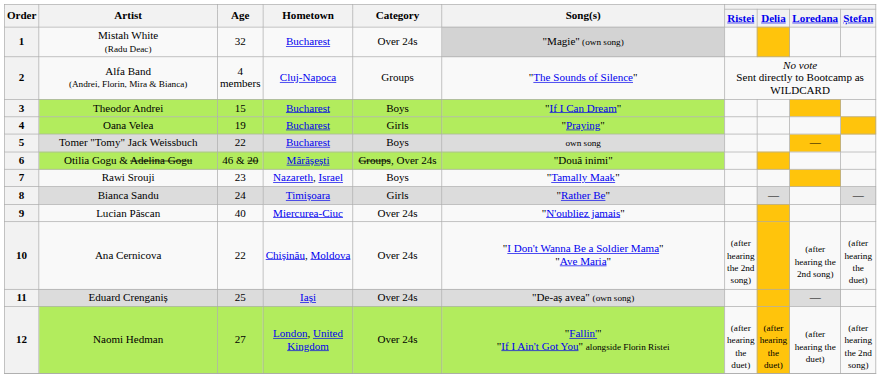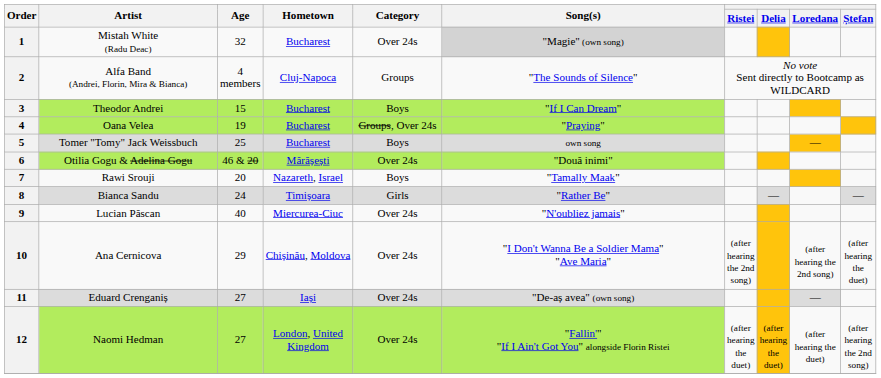(397, 125) Girls -> (397, 125) Groups, Over 24s
(240, 143) 22 -> (240, 143) 25
(397, 160) Groups, Over 24s -> (397, 160) Over 24s
(240, 178) 23 -> (240, 178) 20
(240, 255) 22 -> (240, 255) 29
(240, 297) 25 -> (240, 297) 27
